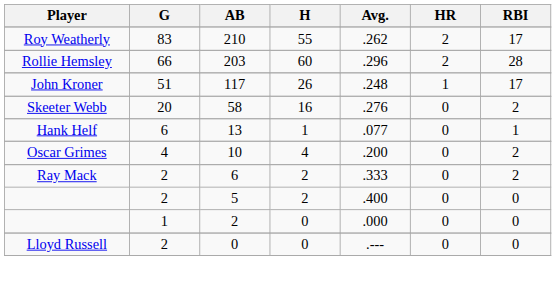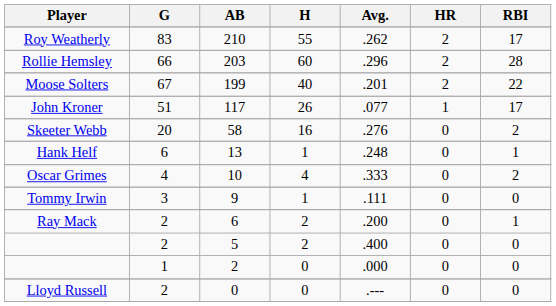+ row: (67, 84)
(375, 84) .248 -> (375, 107) .077
(375, 130) .077 -> (375, 152) .248
(375, 152) .200 -> (375, 175) .333
+ row: (67, 198)
(375, 175) .333 -> (375, 221) .200
(516, 175) 2 -> (516, 221) 1
